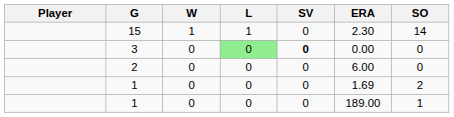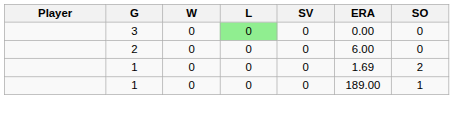- row: (134, 31)
(306, 49) bold -> (306, 31) normal
